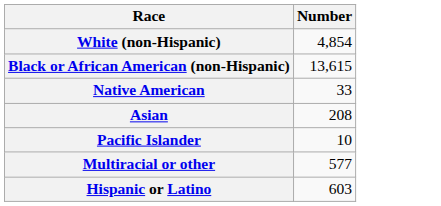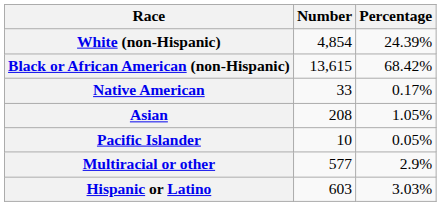+ column: (396, 16)
